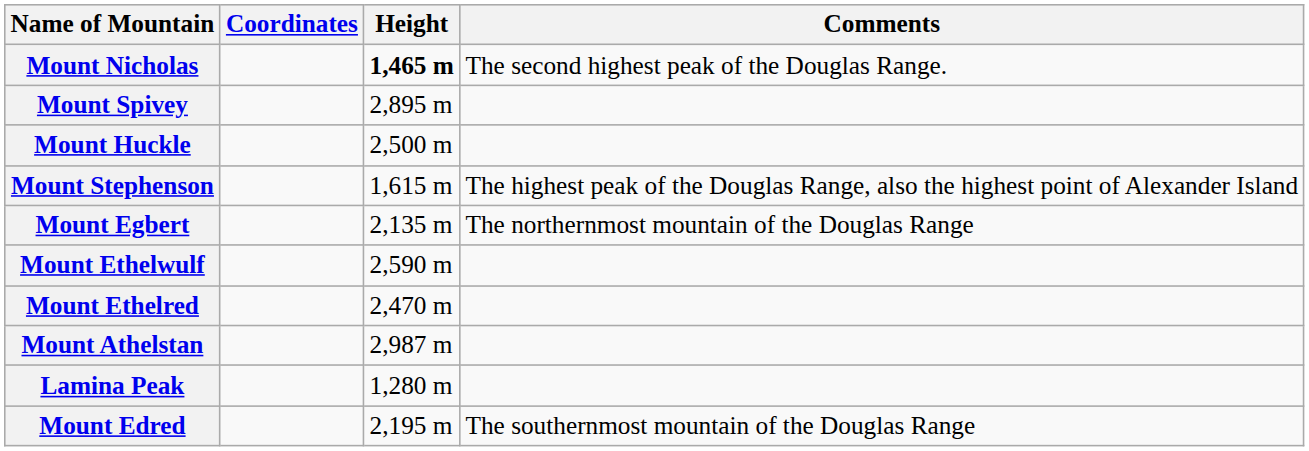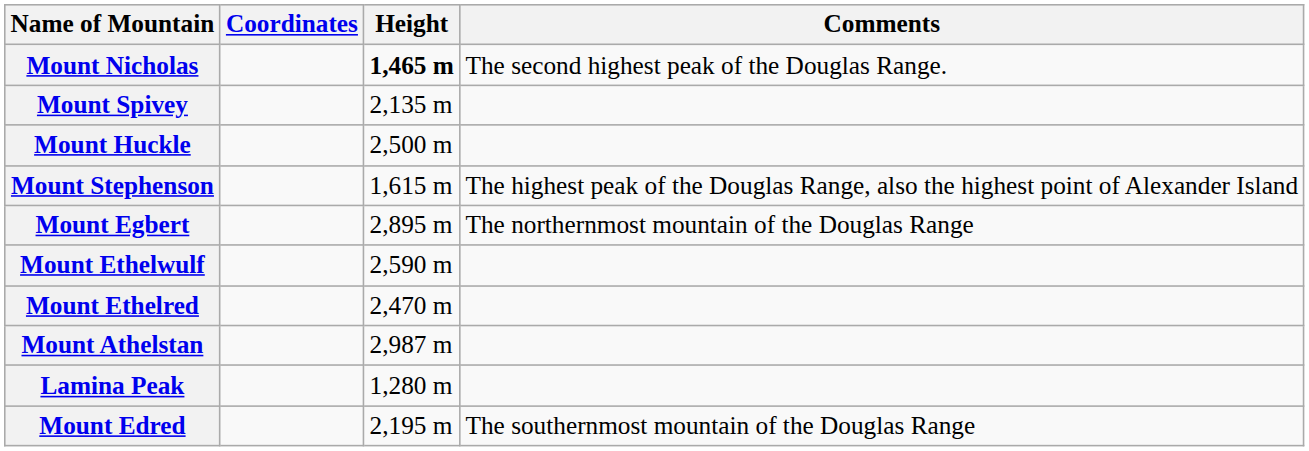(411, 104) 2,895 m -> (411, 104) 2,135 m
(411, 225) 2,135 m -> (411, 225) 2,895 m
